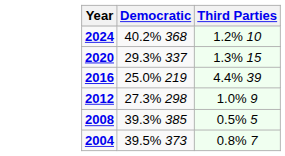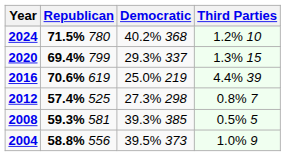+ column: (79, 16)
(237, 99) 1.0% 9 -> (237, 99) 0.8% 7
(237, 140) 0.8% 7 -> (237, 140) 1.0% 9
